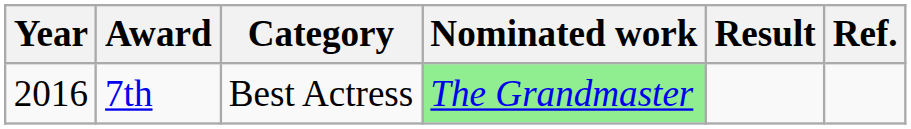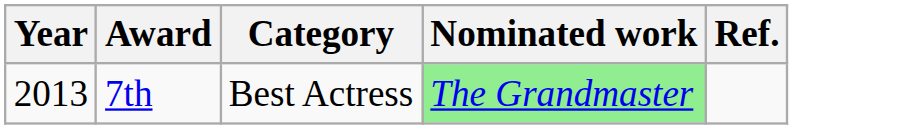- column: (765, 33)
(51, 92) 2016 -> (51, 92) 2013
